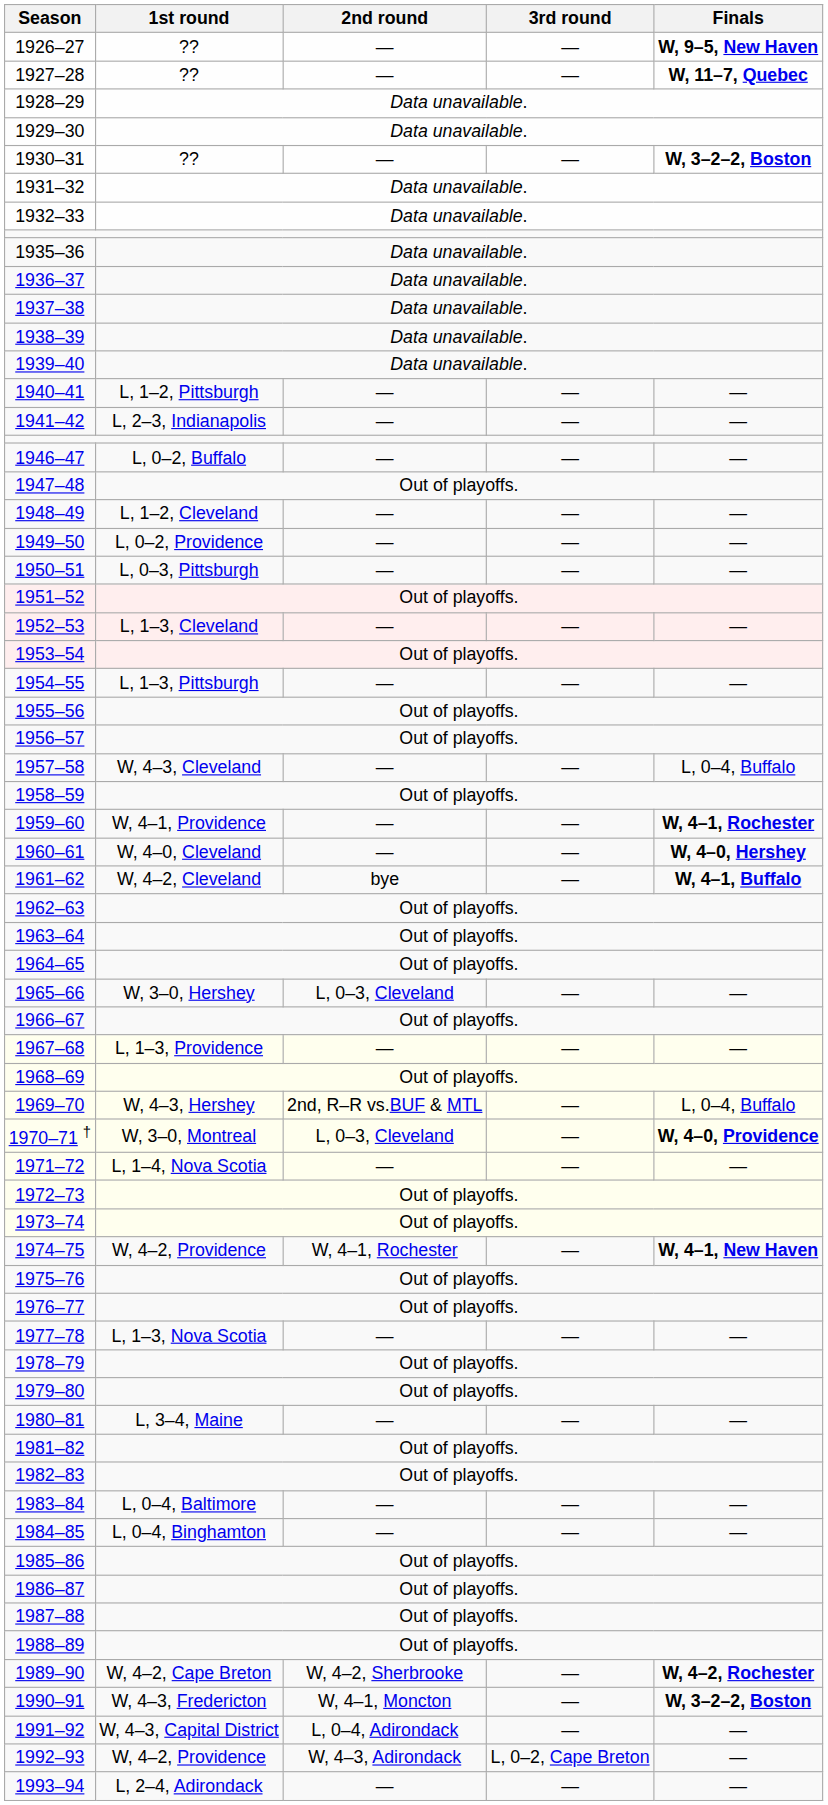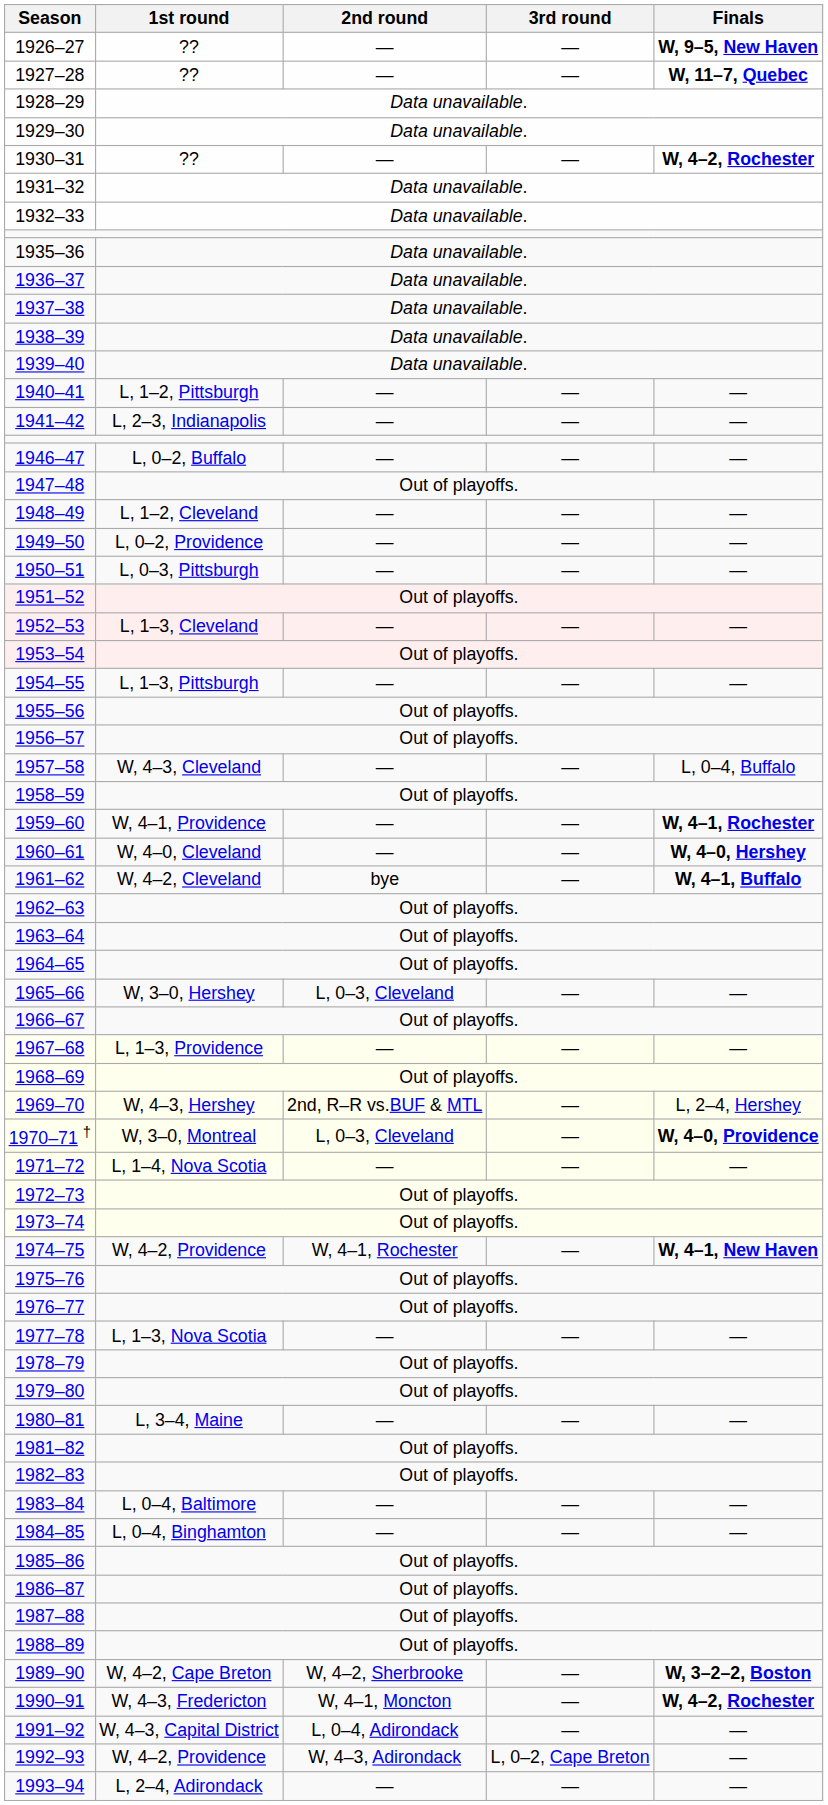(738, 159) W, 3–2–2, Boston -> (738, 159) W, 4–2, Rochester
(738, 1105) L, 0–4, Buffalo -> (738, 1105) L, 2–4, Hershey
(738, 1673) W, 4–2, Rochester -> (738, 1673) W, 3–2–2, Boston
(738, 1701) W, 3–2–2, Boston -> (738, 1701) W, 4–2, Rochester
